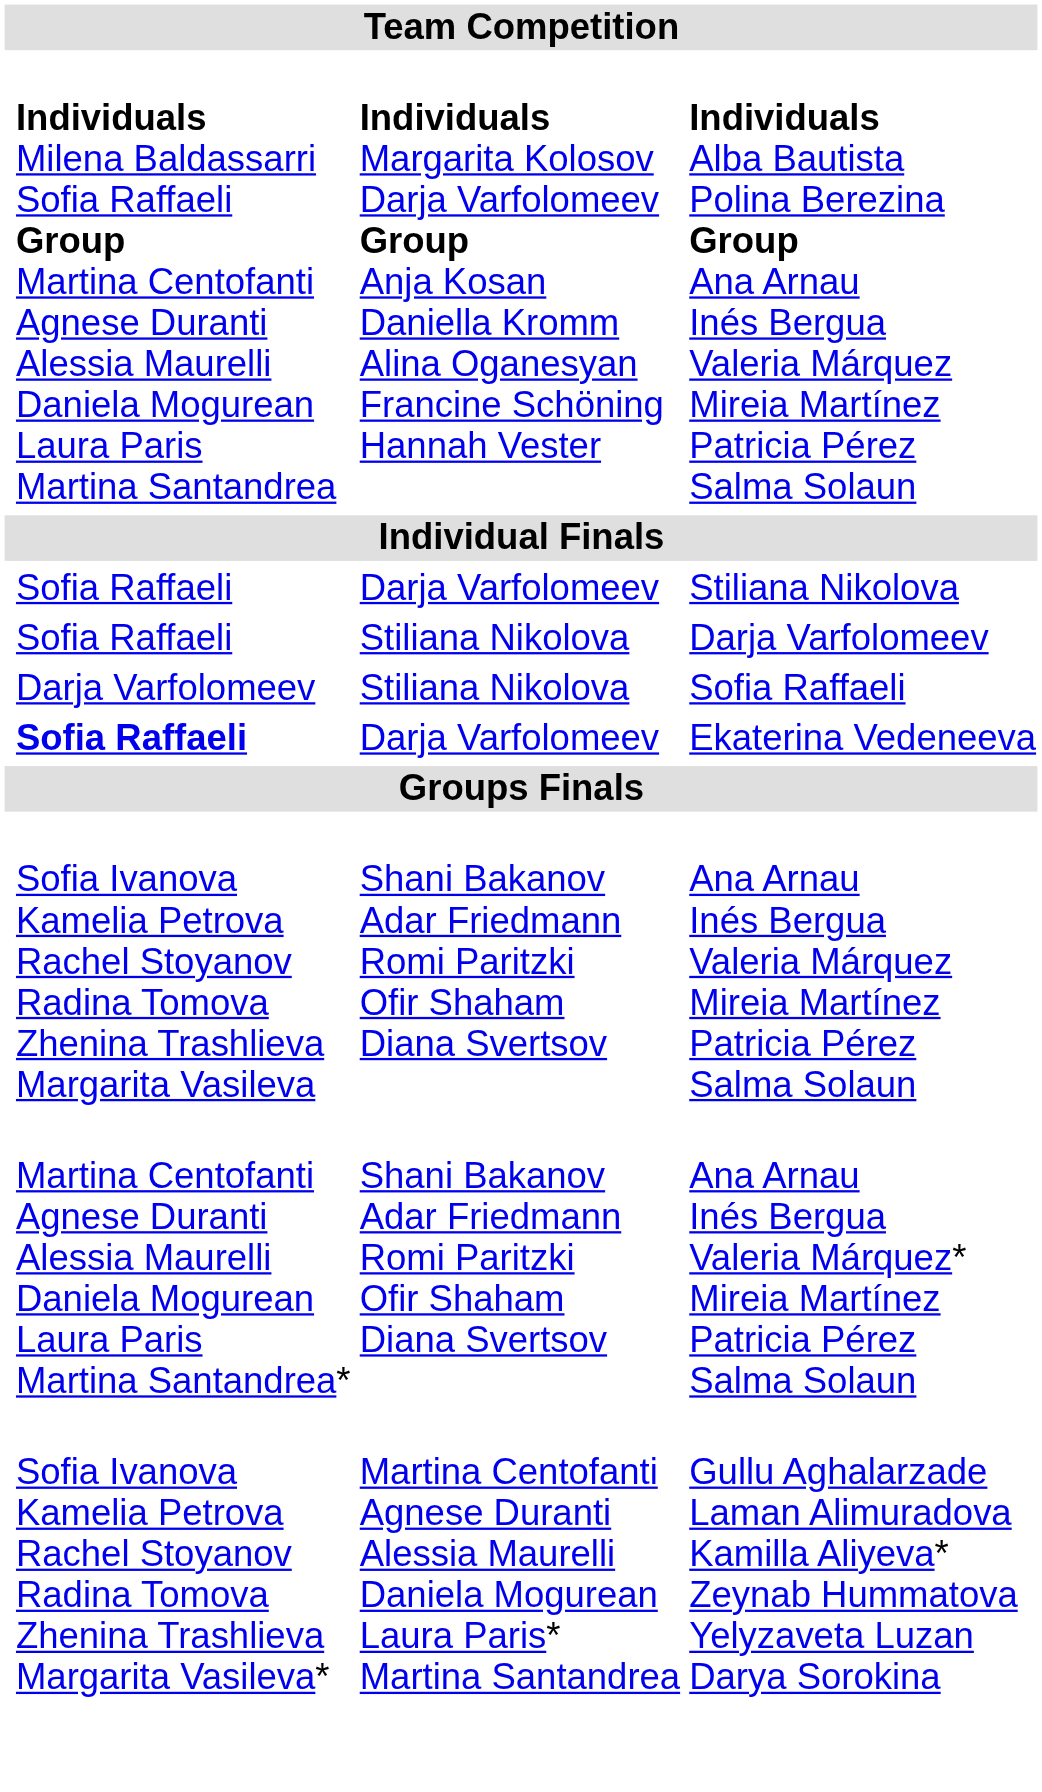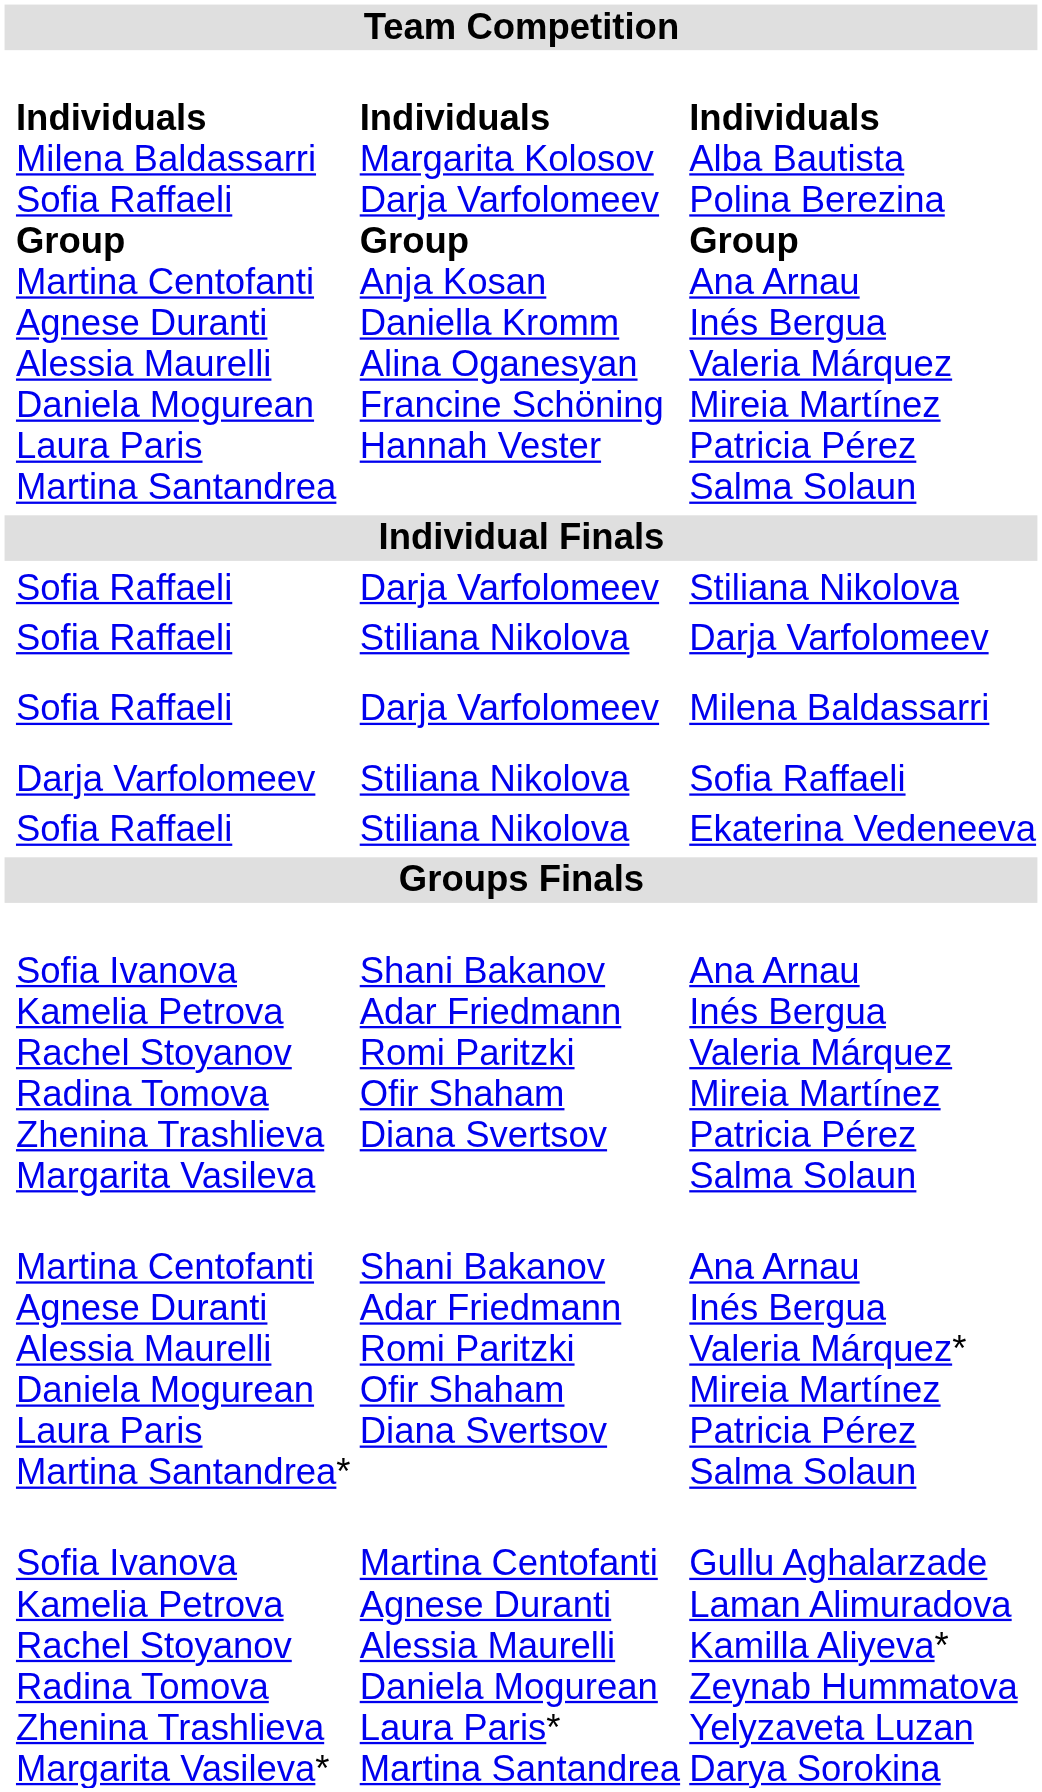+ row: (839, 708)
(132, 738) bold -> (124, 829) normal
(509, 738) Darja Varfolomeev -> (495, 829) Stiliana Nikolova
